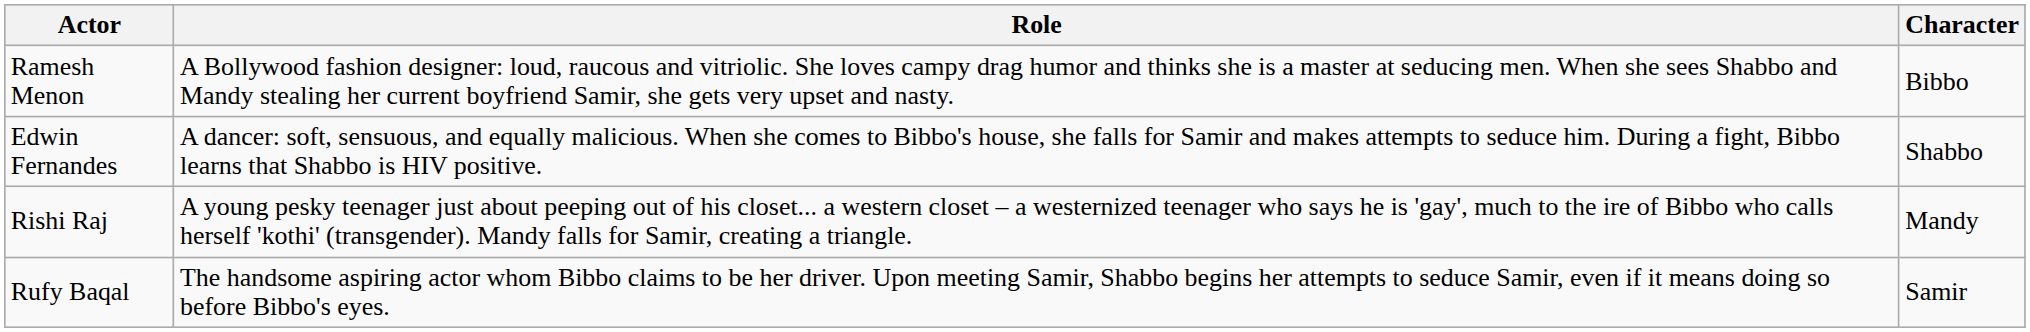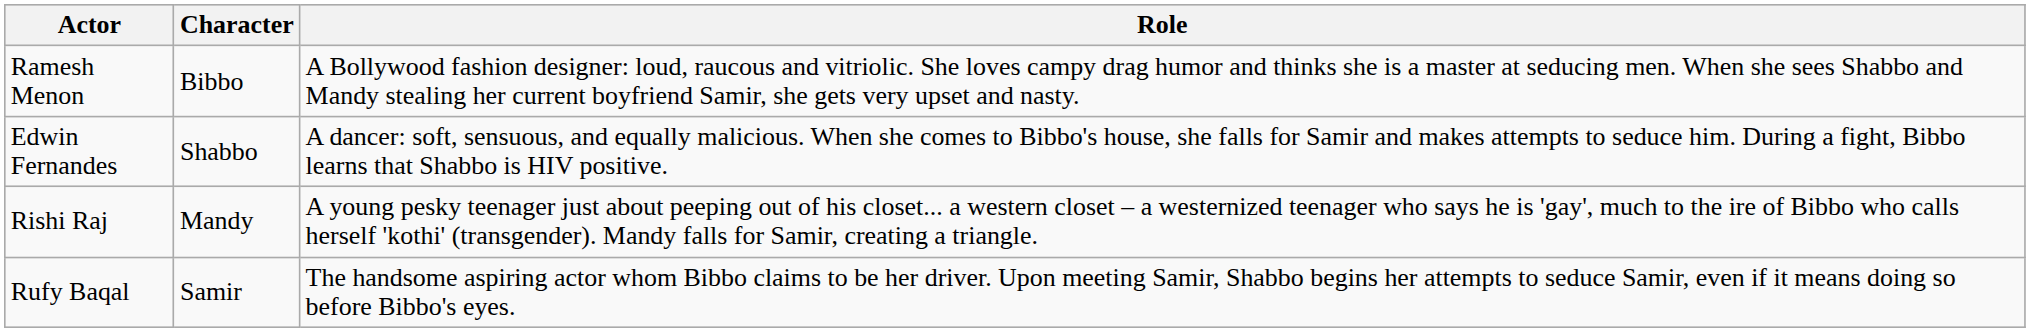columns swapped: (1962, 25) <-> (1037, 25)
